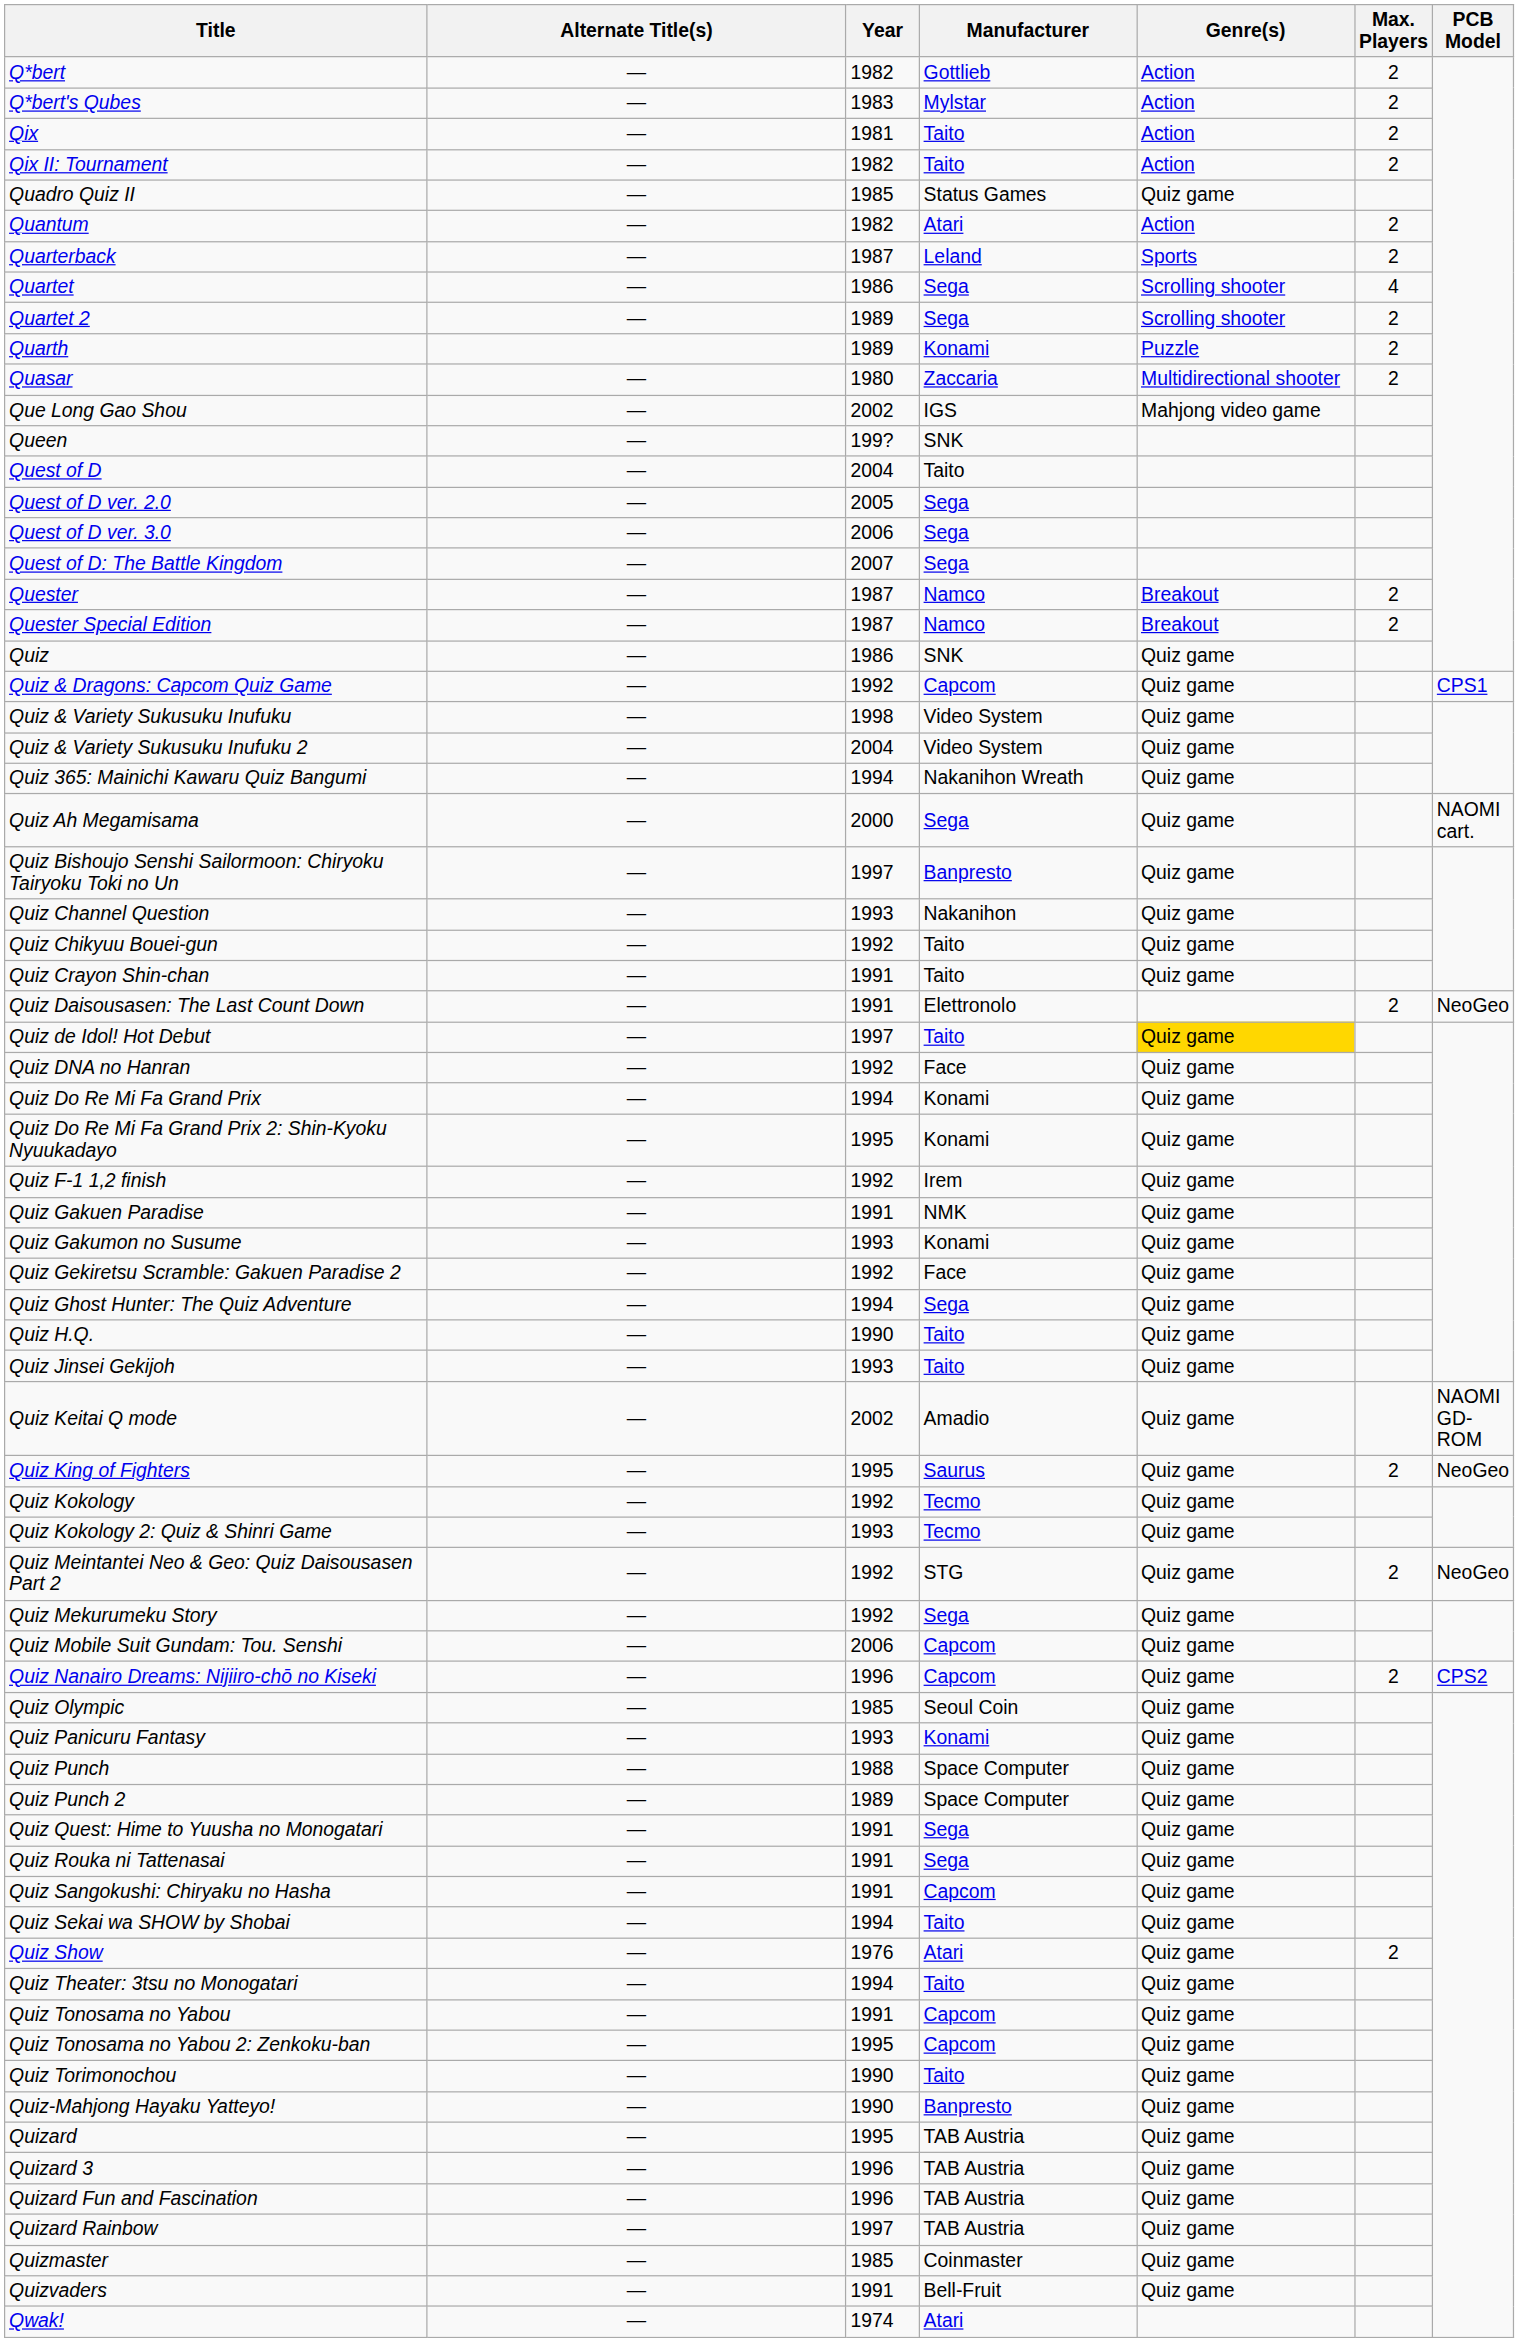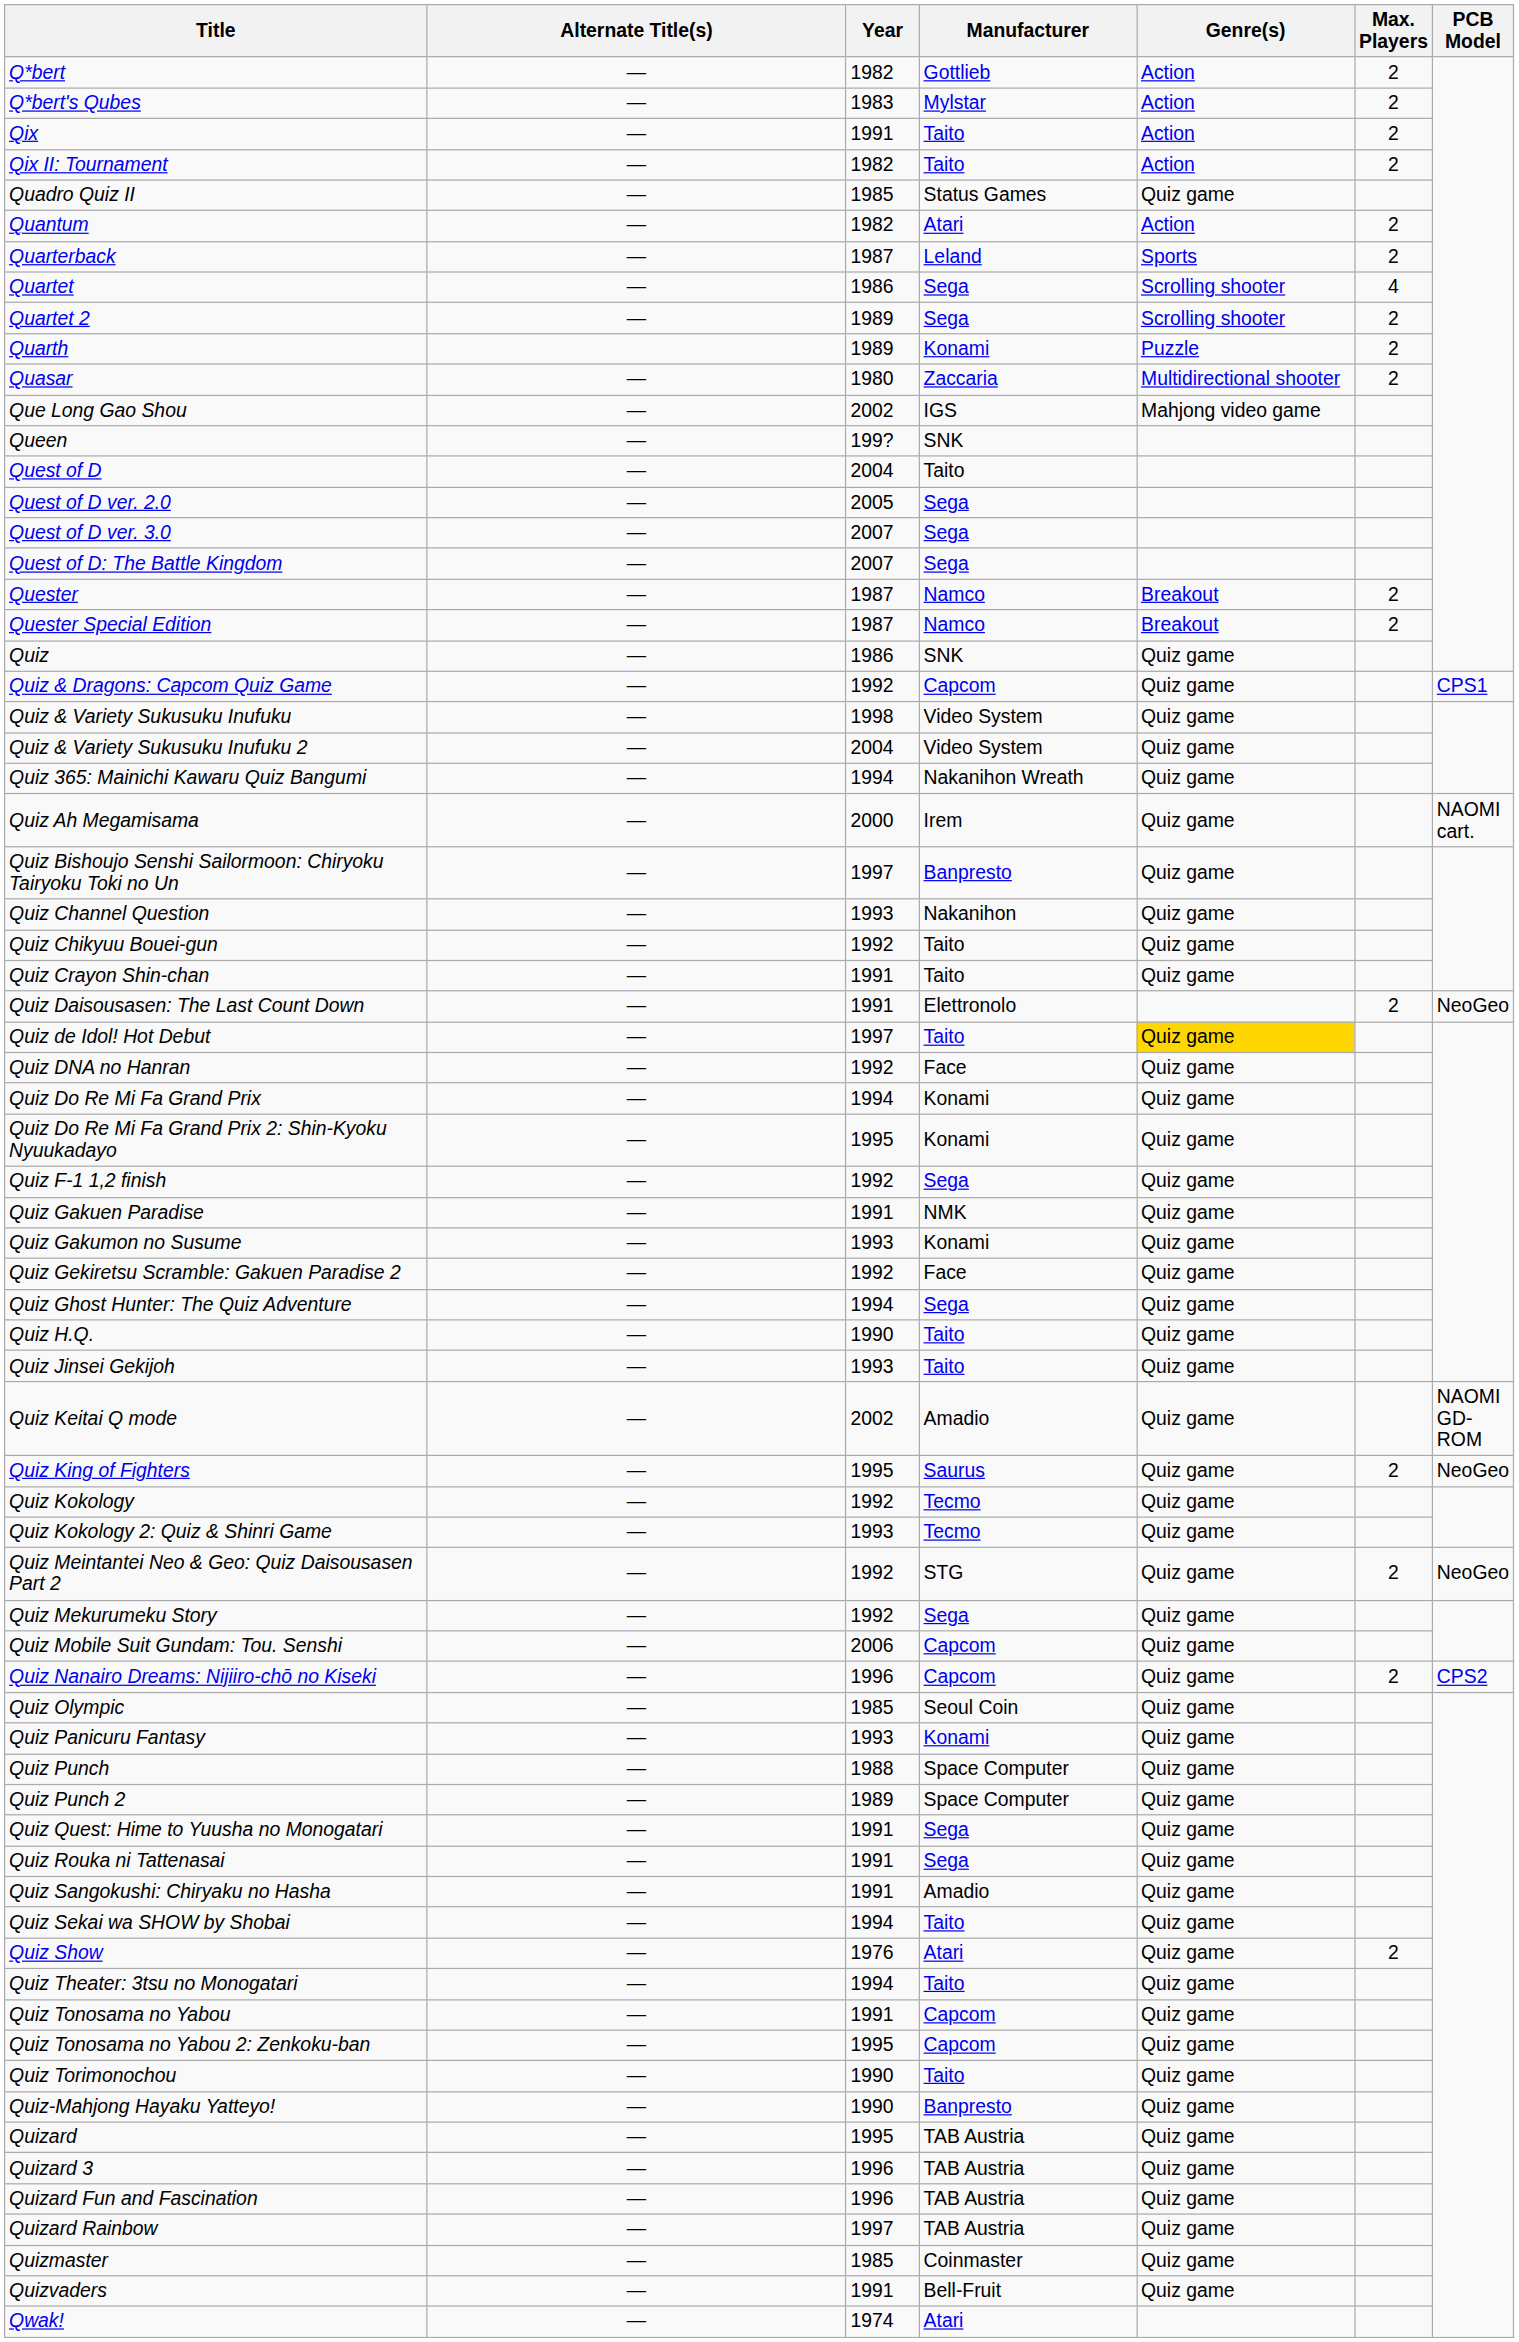(872, 133) 1981 -> (872, 133) 1991
(872, 532) 2006 -> (872, 532) 2007
(946, 820) Sega -> (943, 820) Irem
(943, 1181) Irem -> (946, 1181) Sega
(960, 1891) Capcom -> (956, 1891) Amadio
